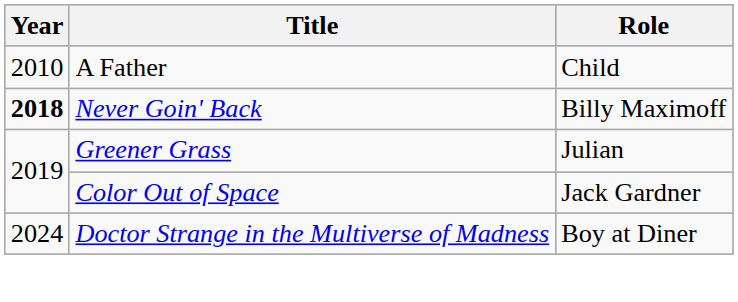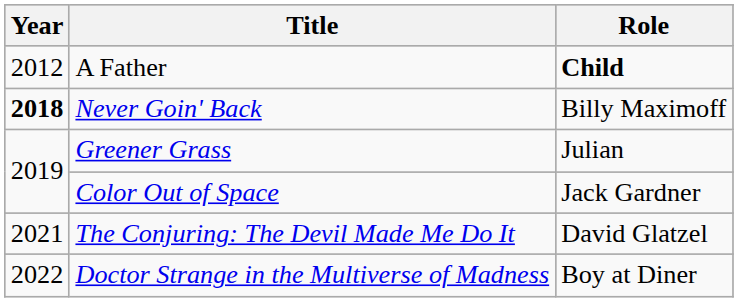(37, 66) 2010 -> (37, 66) 2012
(590, 66) normal -> (593, 66) bold
+ row: (295, 233)
(37, 233) 2024 -> (37, 274) 2022
